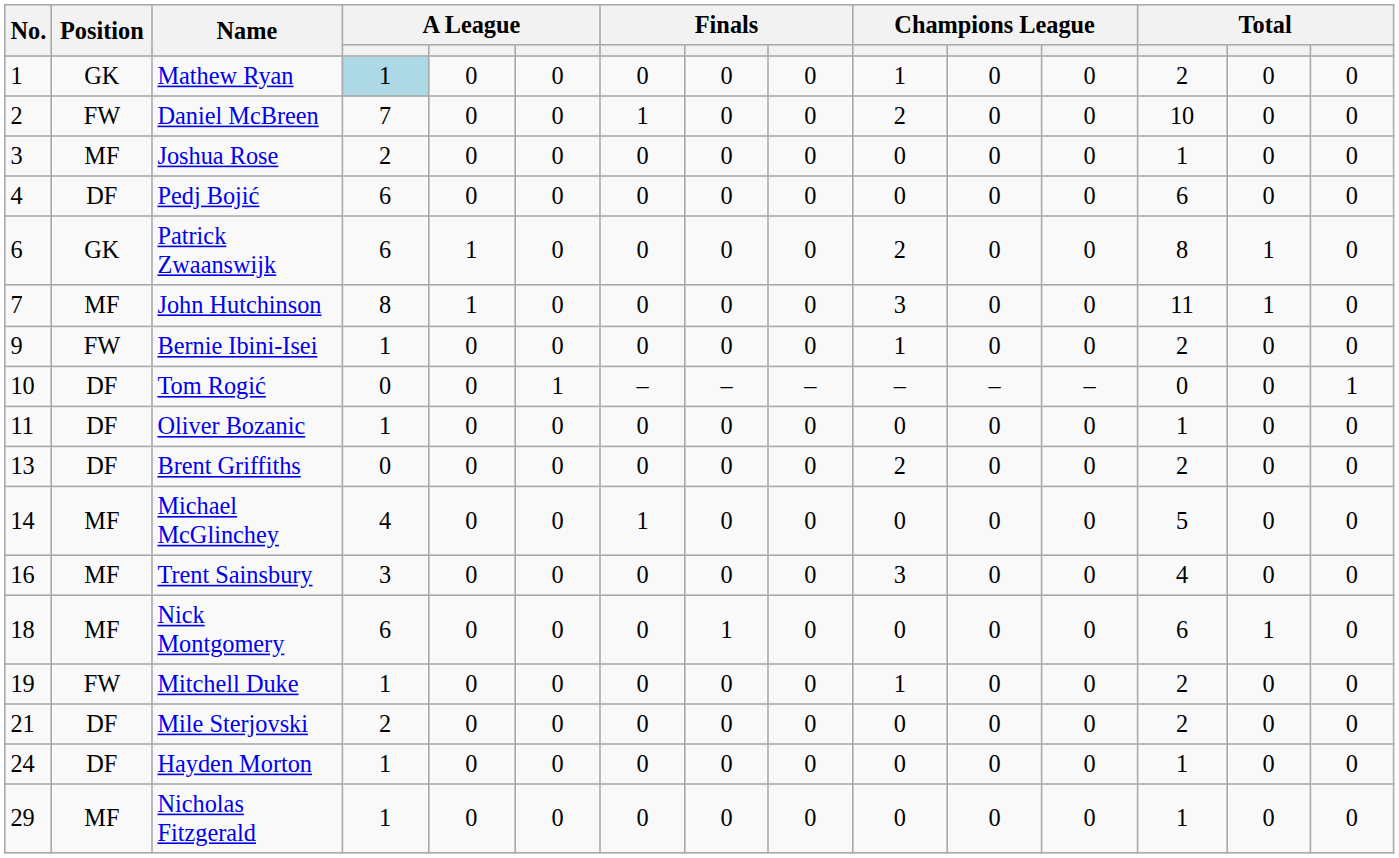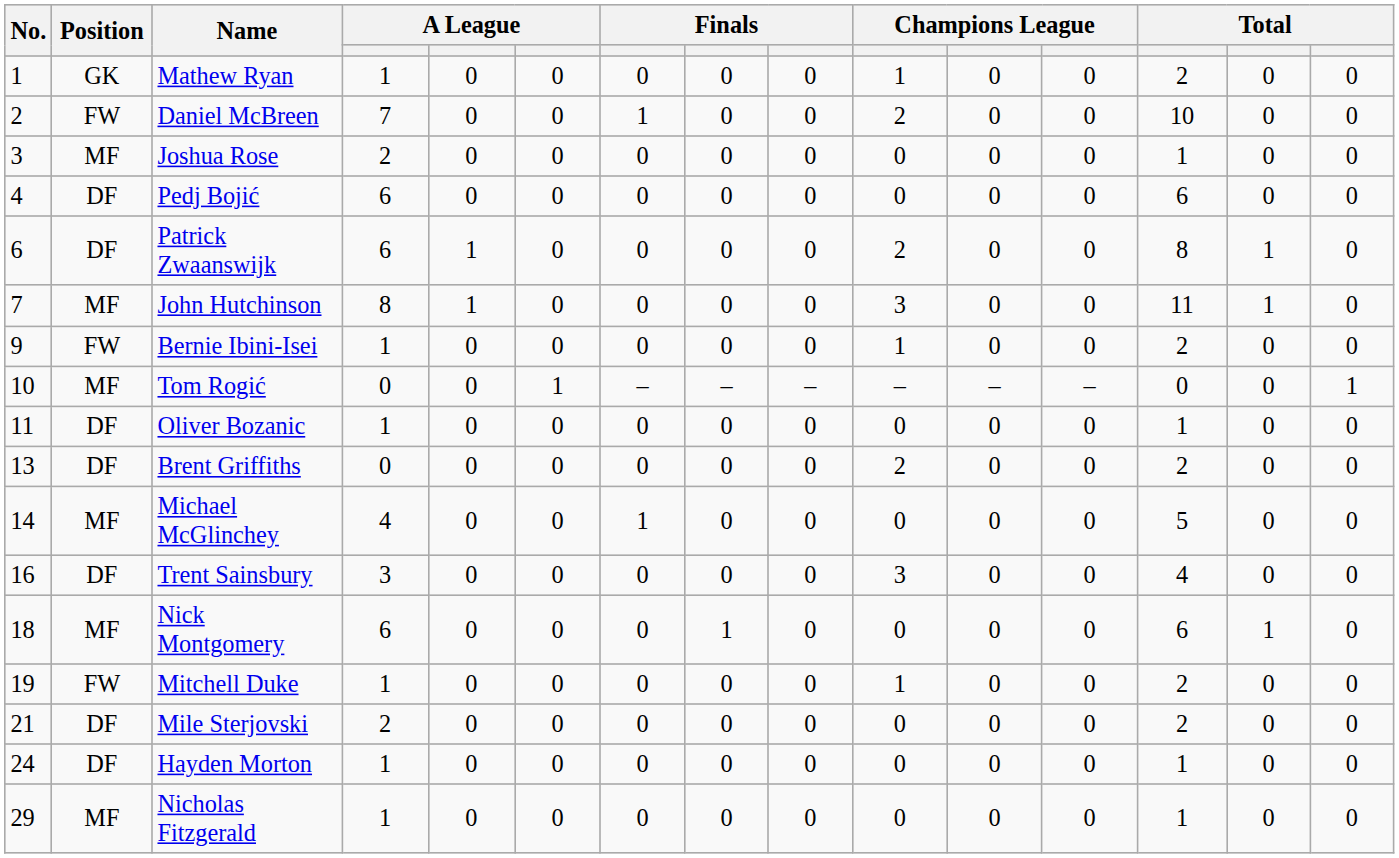(385, 76) lightblue background -> (385, 76) no background
(102, 250) GK -> (102, 250) DF
(102, 385) DF -> (102, 385) MF
(102, 574) MF -> (102, 574) DF
